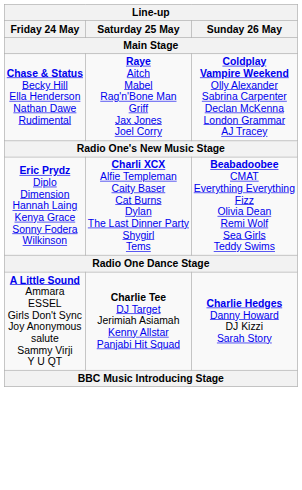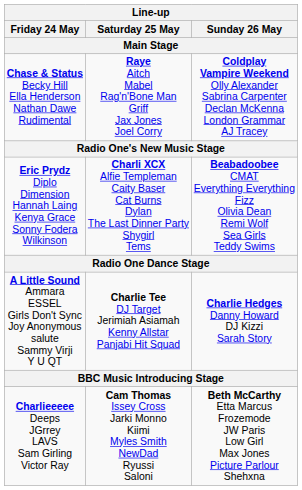+ row: (45, 436)
